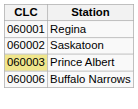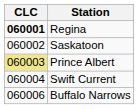(26, 29) normal -> (26, 29) bold
+ row: (83, 79)
